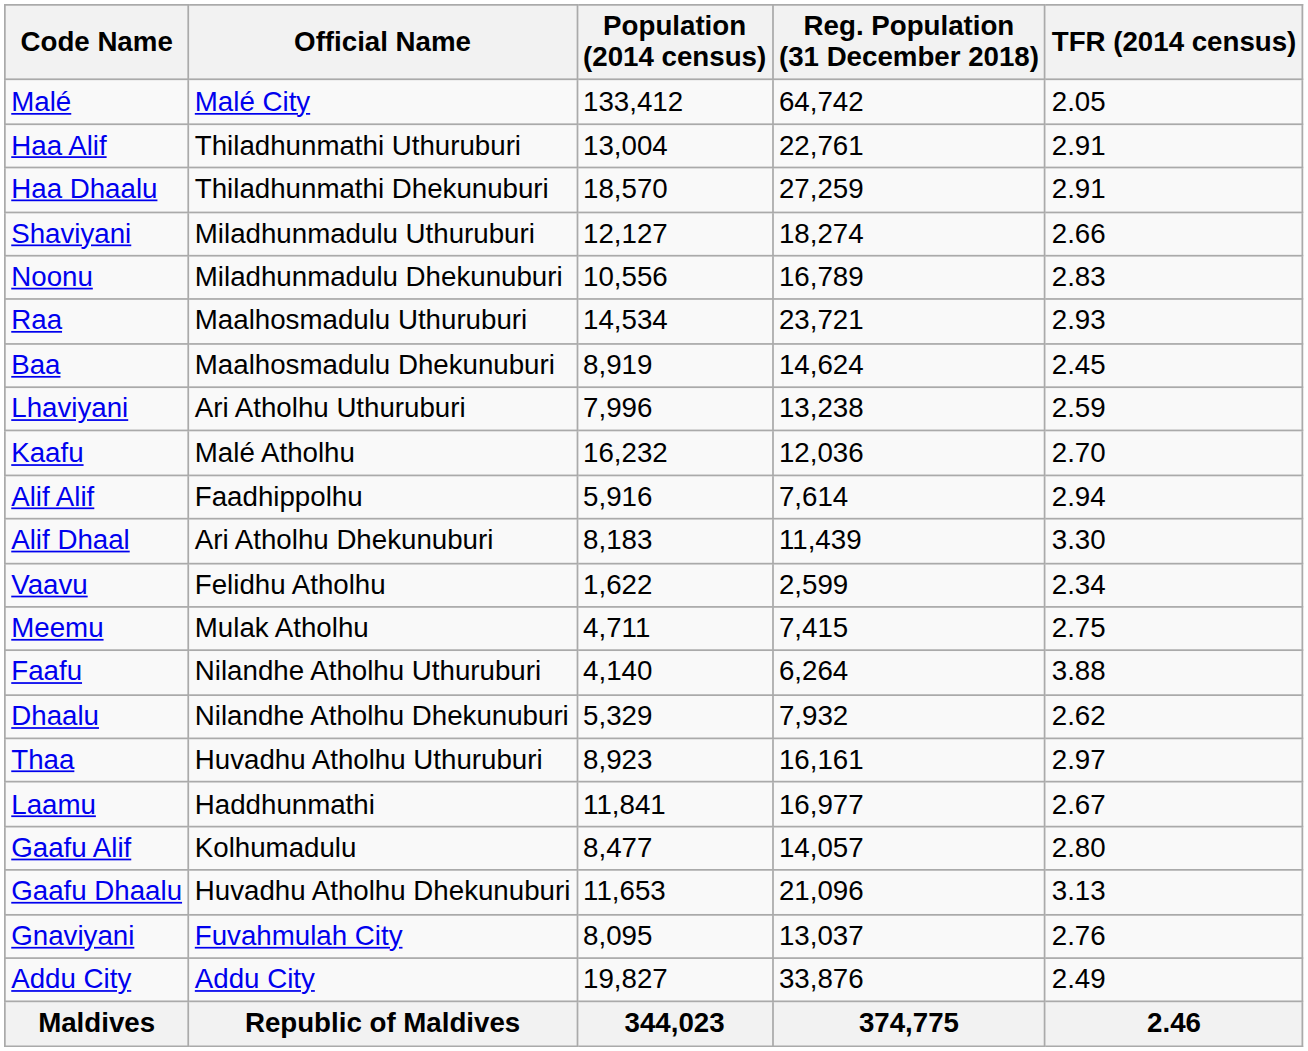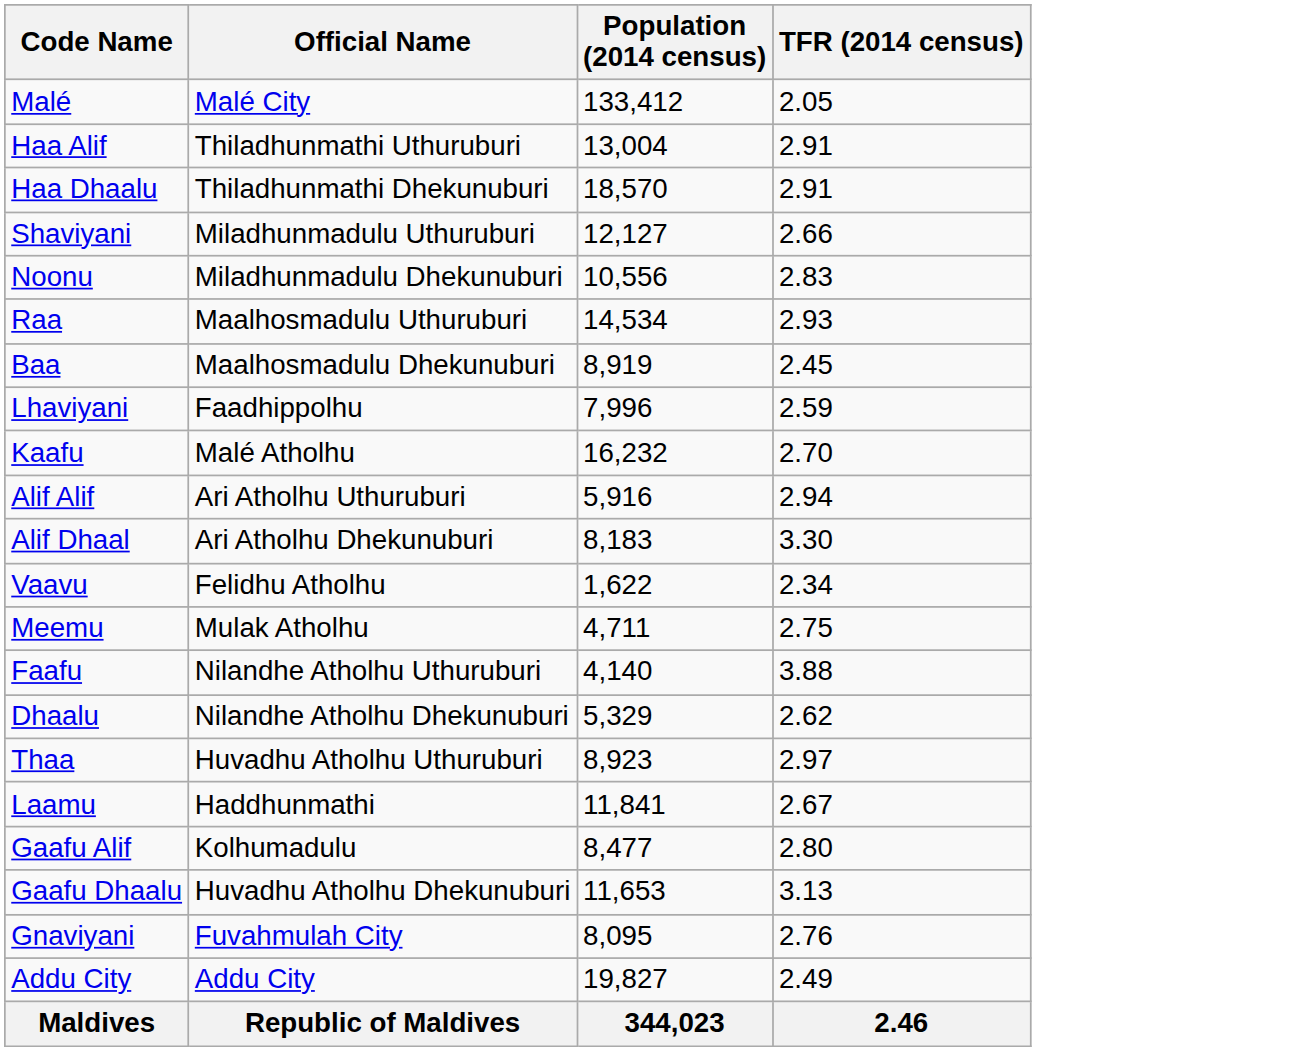- column: (909, 42)
(330, 408) Ari Atholhu Uthuruburi -> (279, 408) Faadhippolhu
(279, 496) Faadhippolhu -> (330, 496) Ari Atholhu Uthuruburi
